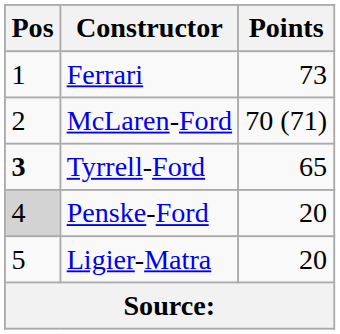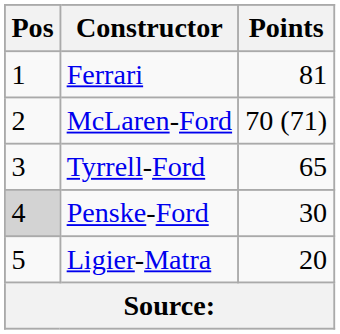(313, 74) 73 -> (313, 74) 81
(18, 166) bold -> (18, 166) normal
(313, 213) 20 -> (313, 213) 30
